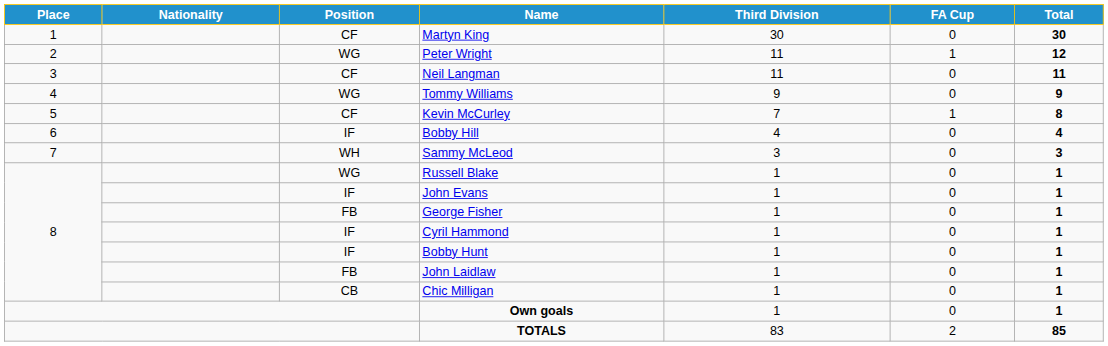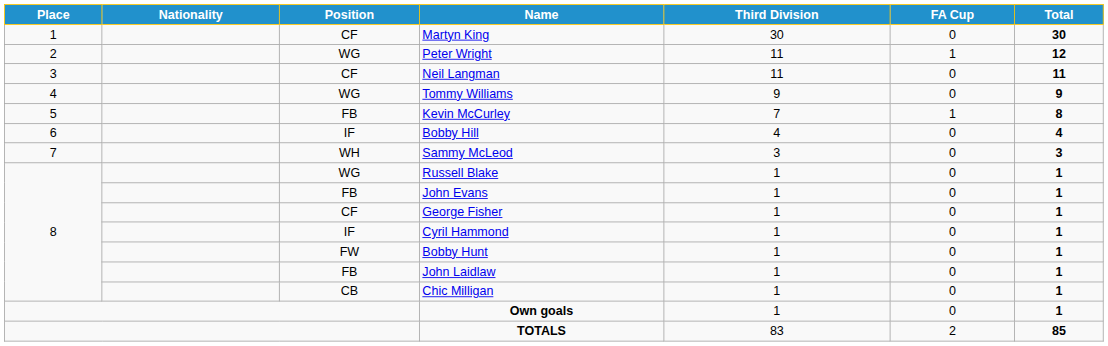(349, 114) CF -> (349, 114) FB
(349, 193) IF -> (349, 193) FB
(349, 213) FB -> (349, 213) CF
(349, 252) IF -> (349, 252) FW
